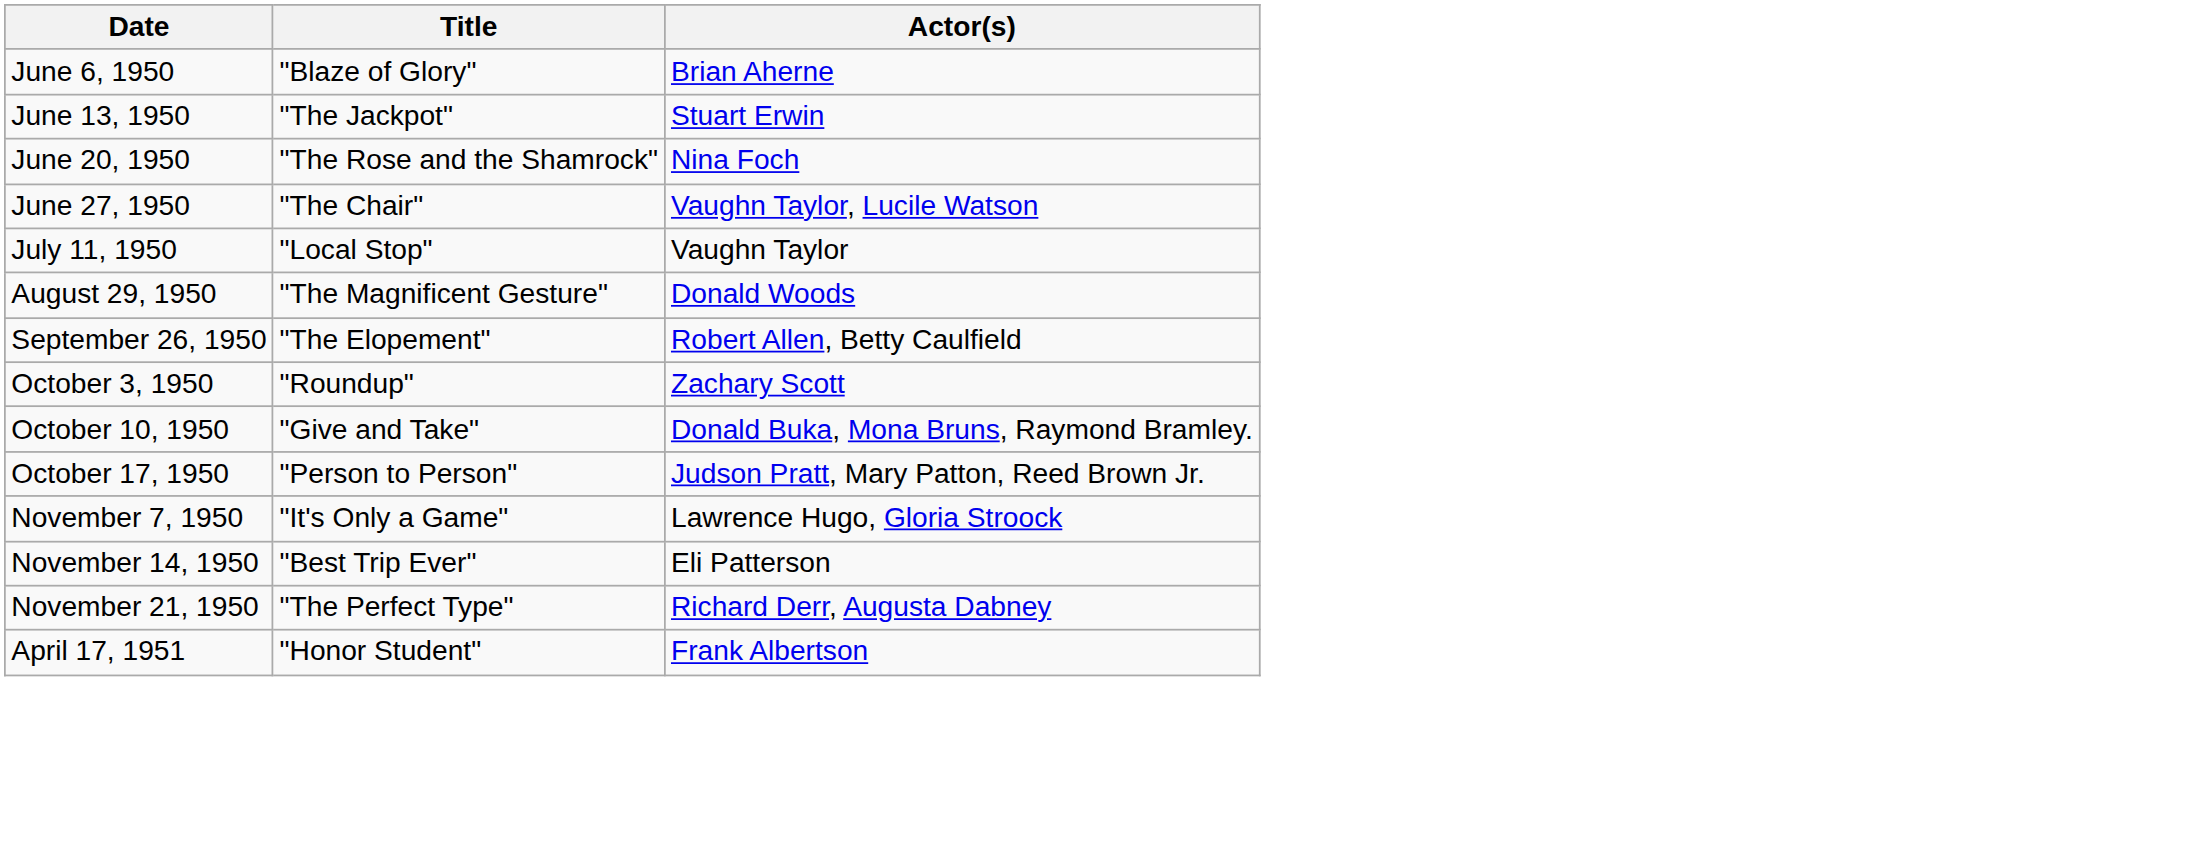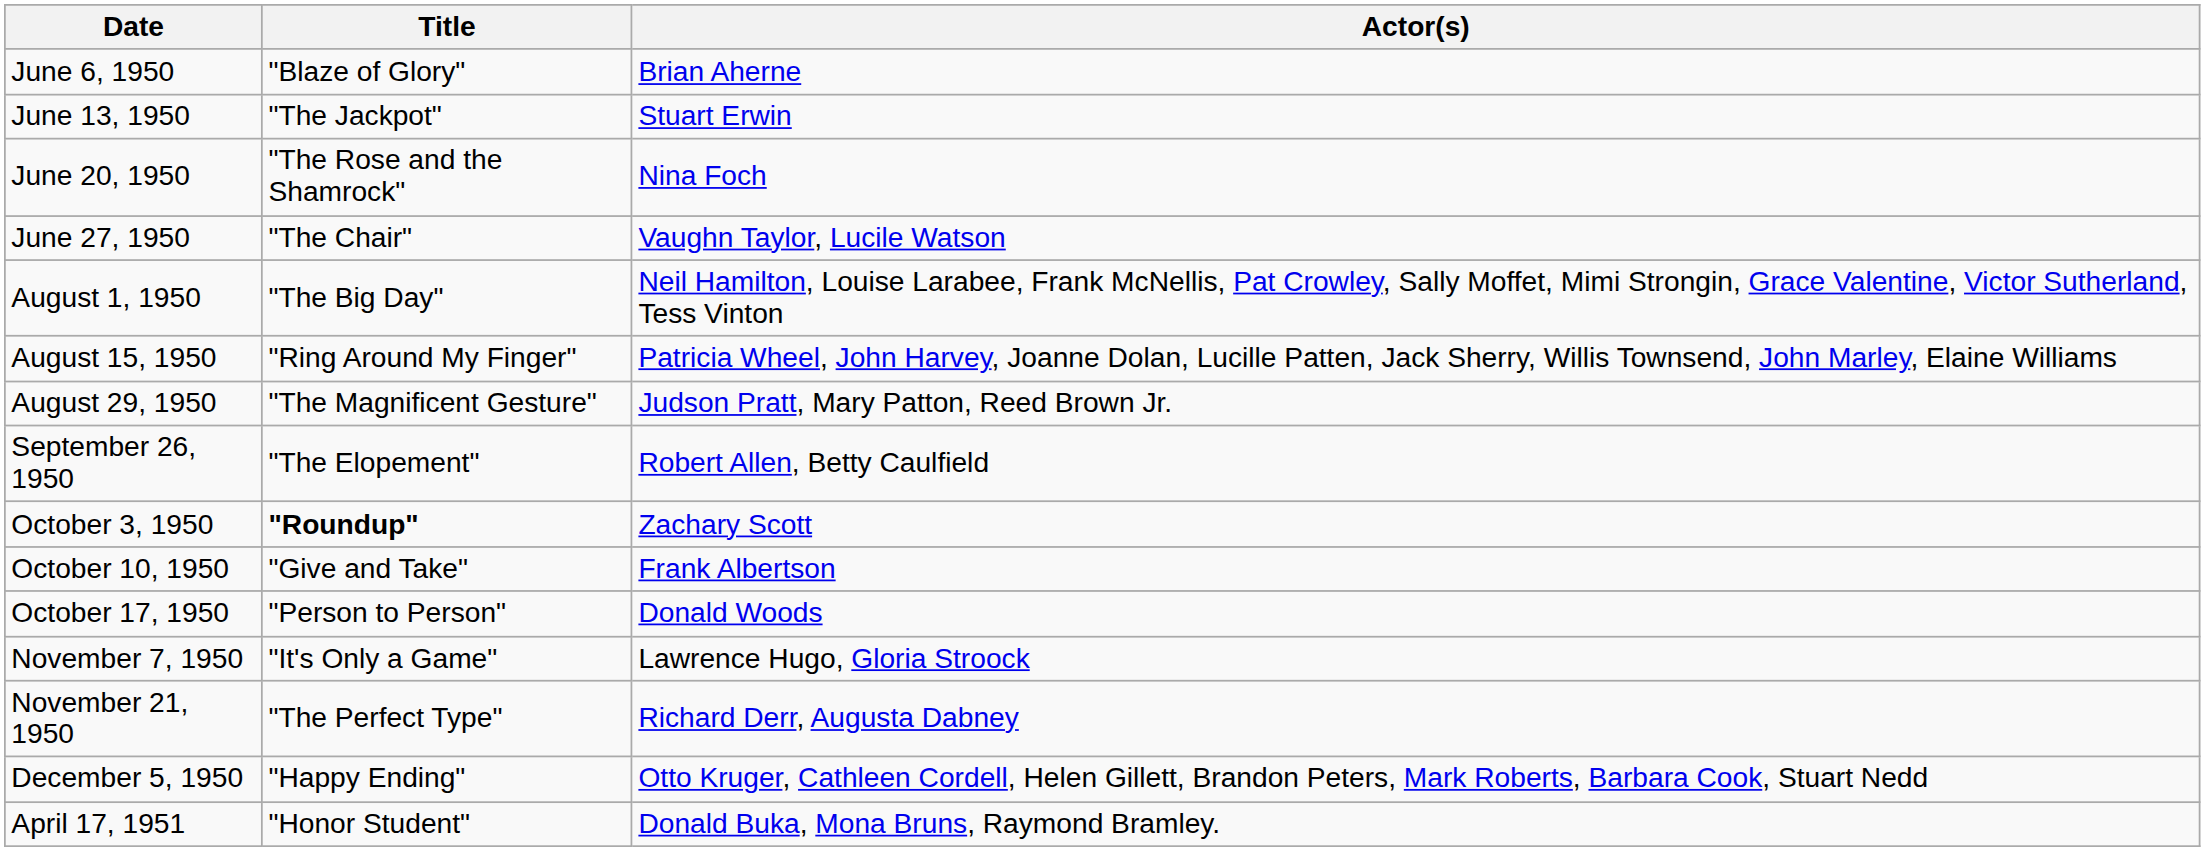- row: (94, 250)
+ row: (106, 297)
+ row: (114, 358)
(763, 294) Donald Woods -> (905, 402) Judson Pratt, Mary Patton, Reed Brown Jr.
(347, 384) normal -> (344, 523) bold
(962, 428) Donald Buka, Mona Bruns, Raymond Bramley. -> (737, 568) Frank Albertson
(938, 473) Judson Pratt, Mary Patton, Reed Brown Jr. -> (730, 613) Donald Woods
- row: (135, 562)
+ row: (127, 778)
(770, 652) Frank Albertson -> (929, 823) Donald Buka, Mona Bruns, Raymond Bramley.
